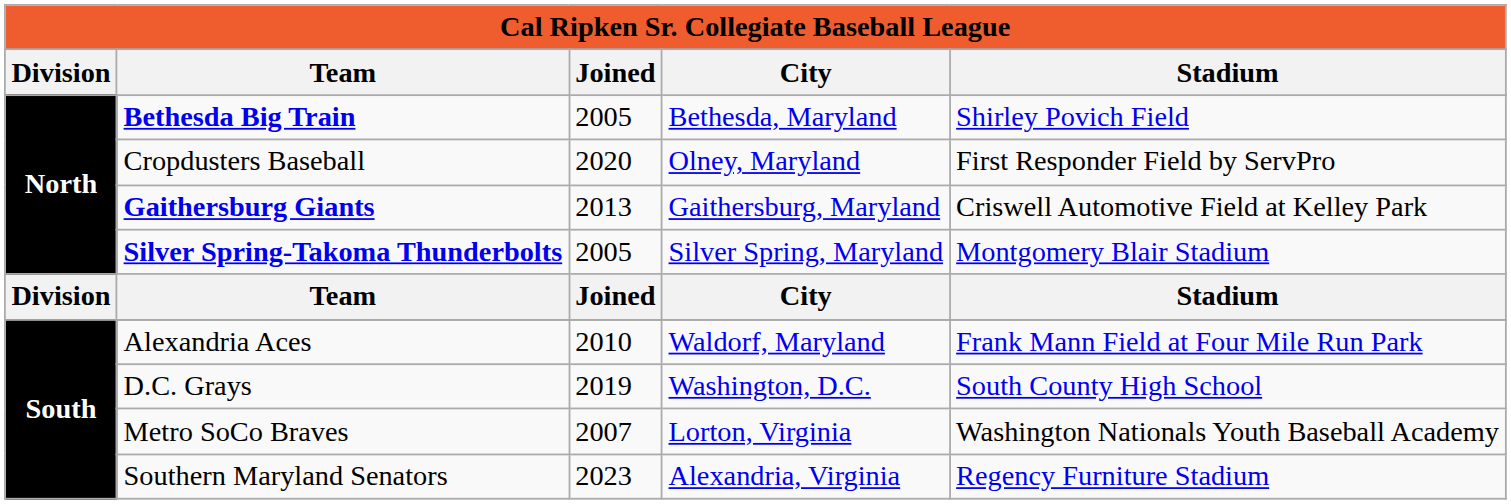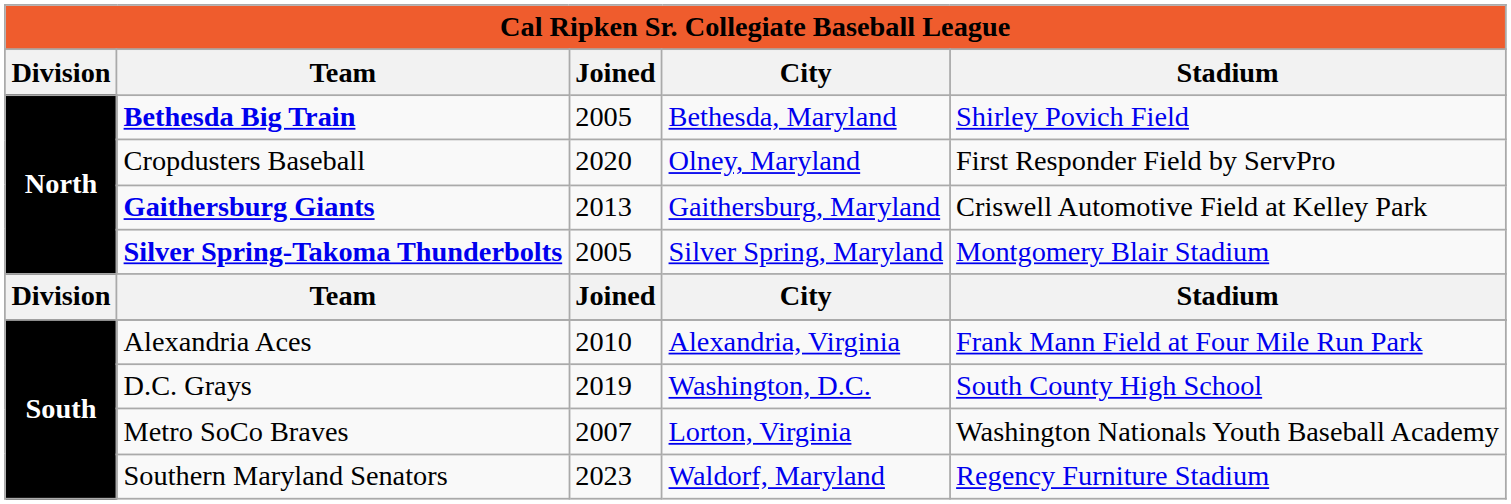(777, 341) Waldorf, Maryland -> (784, 341) Alexandria, Virginia
(784, 476) Alexandria, Virginia -> (777, 476) Waldorf, Maryland
